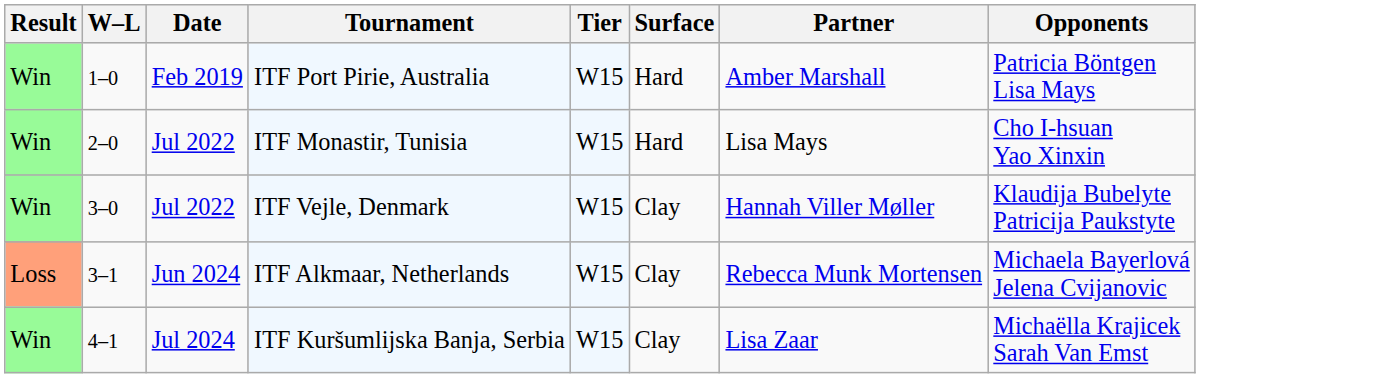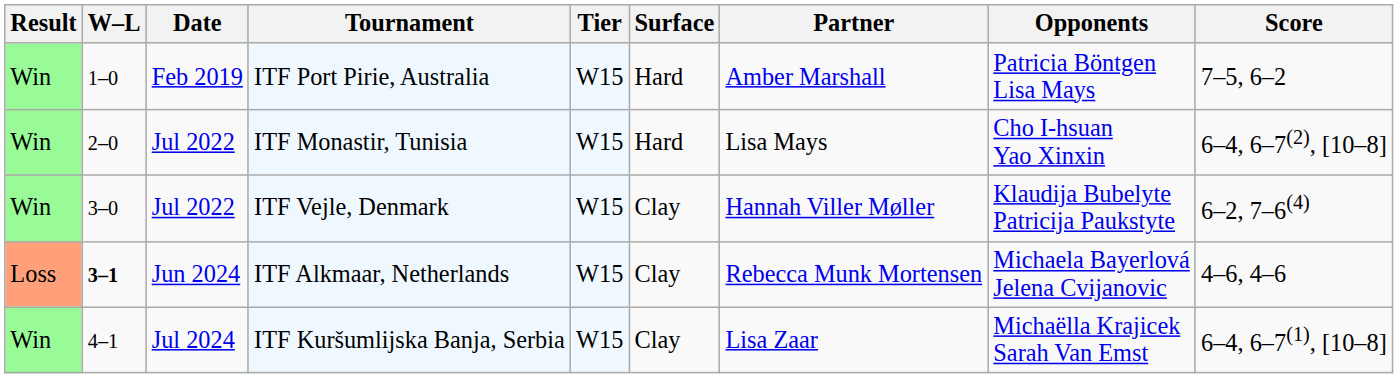+ column: (1294, 23)
(103, 275) normal -> (103, 273) bold
